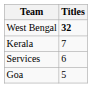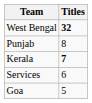+ row: (20, 43)
(64, 43) normal -> (64, 59) bold
